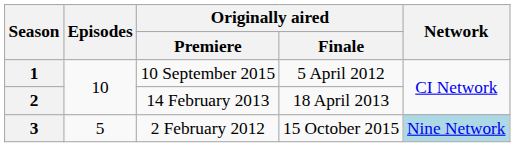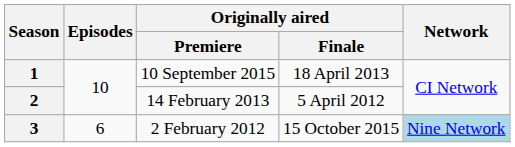(341, 73) 5 April 2012 -> (341, 73) 18 April 2013
(341, 100) 18 April 2013 -> (341, 100) 5 April 2012
(100, 127) 5 -> (100, 127) 6
